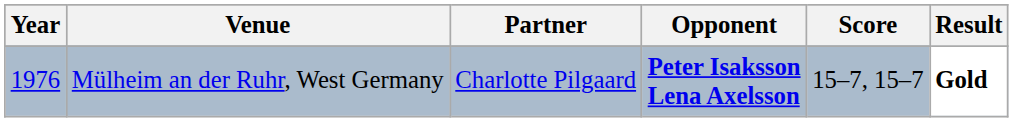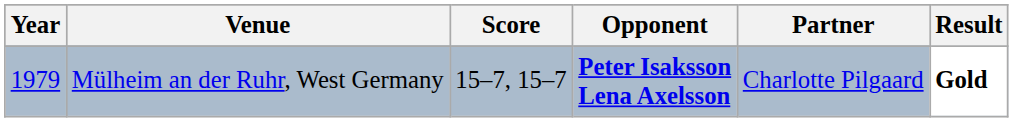columns swapped: (546, 25) <-> (868, 25)
(35, 80) 1976 -> (35, 80) 1979
